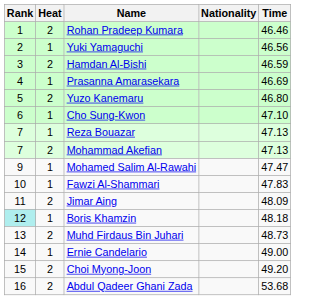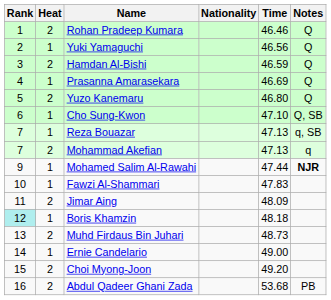+ column: (308, 13)
(275, 167) 47.47 -> (275, 167) 47.44
